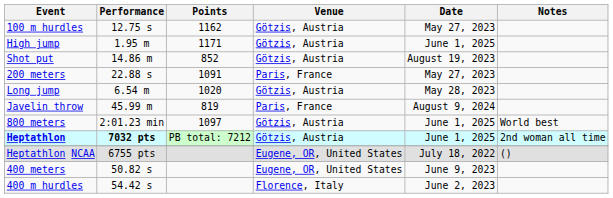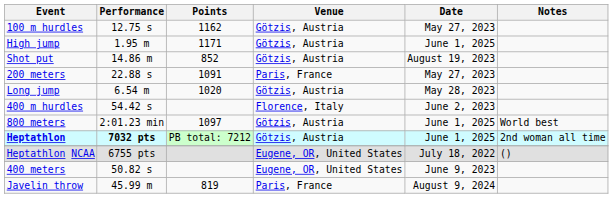rows swapped: (45, 107) <-> (45, 186)
